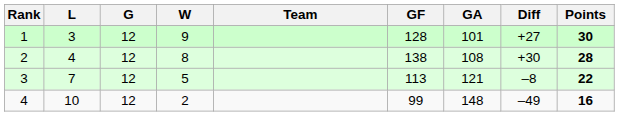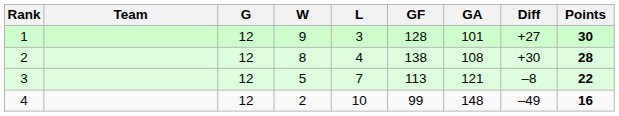columns swapped: (300, 15) <-> (72, 15)
